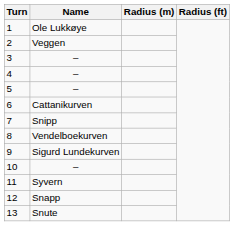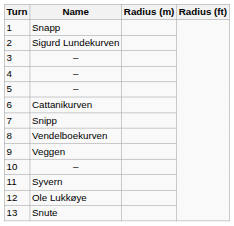(59, 27) Ole Lukkøye -> (46, 27) Snapp
(49, 43) Veggen -> (76, 43) Sigurd Lundekurven
(76, 151) Sigurd Lundekurven -> (49, 151) Veggen
(46, 197) Snapp -> (59, 197) Ole Lukkøye
